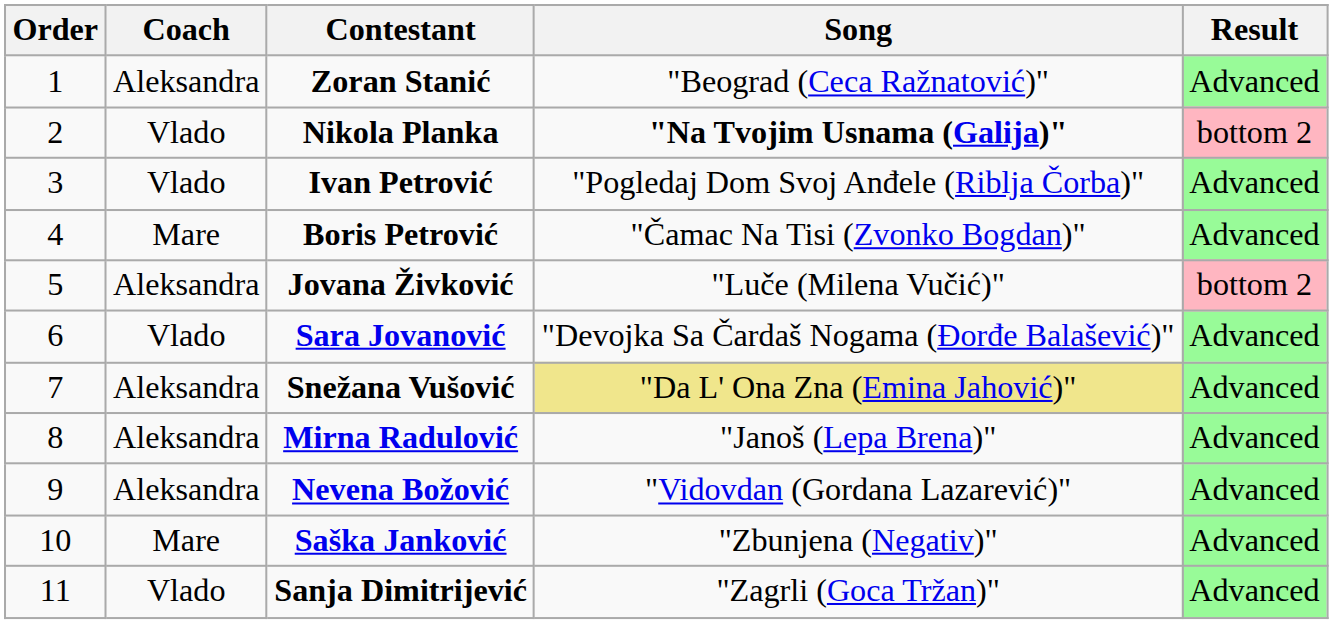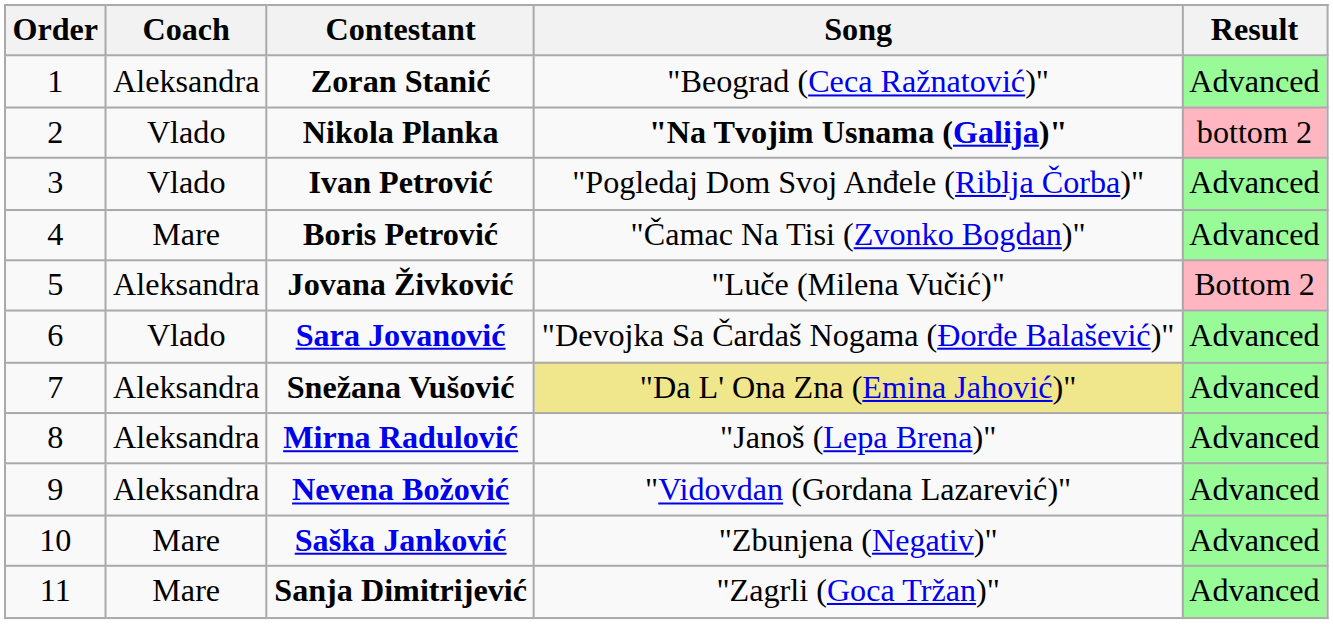(1254, 285) bottom 2 -> (1254, 285) Bottom 2
(186, 591) Vlado -> (186, 591) Mare
